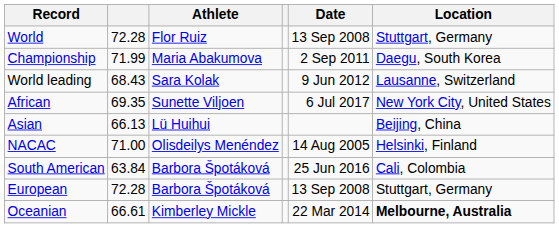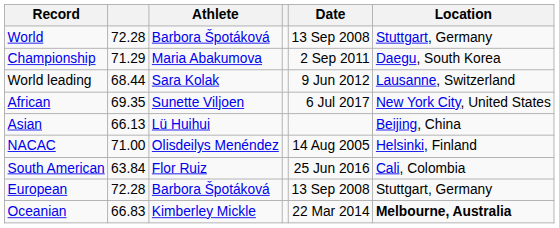(179, 37) Flor Ruiz -> (211, 37) Barbora Špotáková
(128, 59) 71.99 -> (128, 59) 71.29
(128, 80) 68.43 -> (128, 80) 68.44
(211, 168) Barbora Špotáková -> (179, 168) Flor Ruiz
(128, 211) 66.61 -> (128, 211) 66.83
